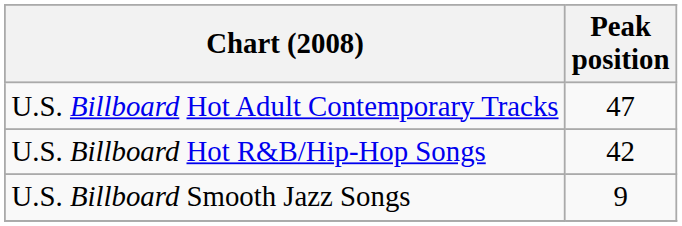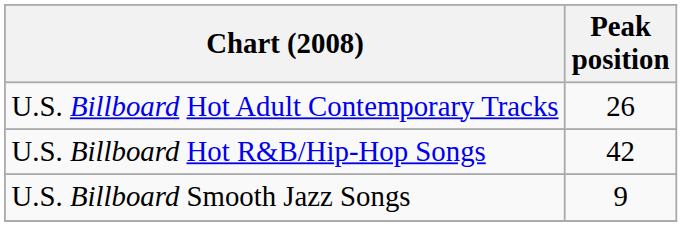(621, 105) 47 -> (621, 105) 26
